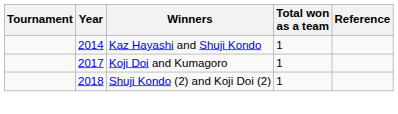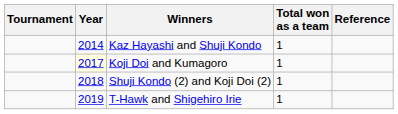(91, 63) no background -> (91, 63) lightyellow background
+ row: (175, 99)
